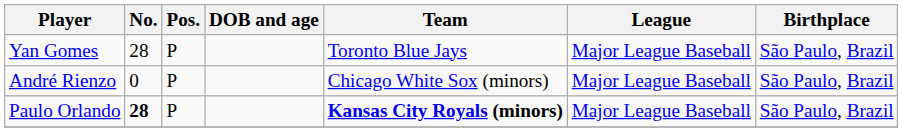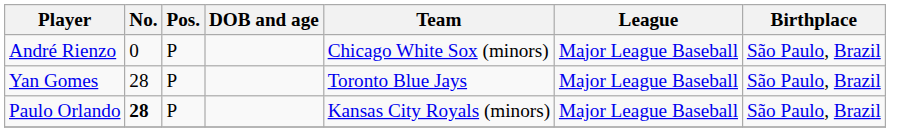rows swapped: (63, 80) <-> (54, 50)
(445, 111) bold -> (439, 111) normal
